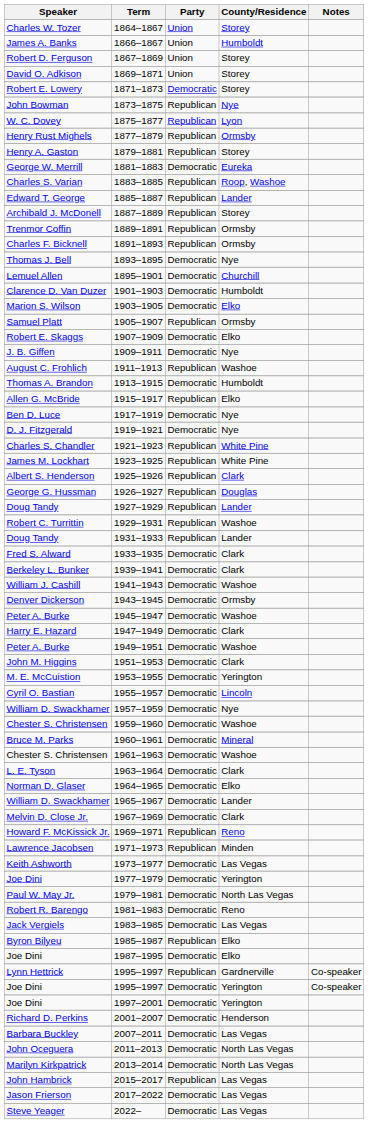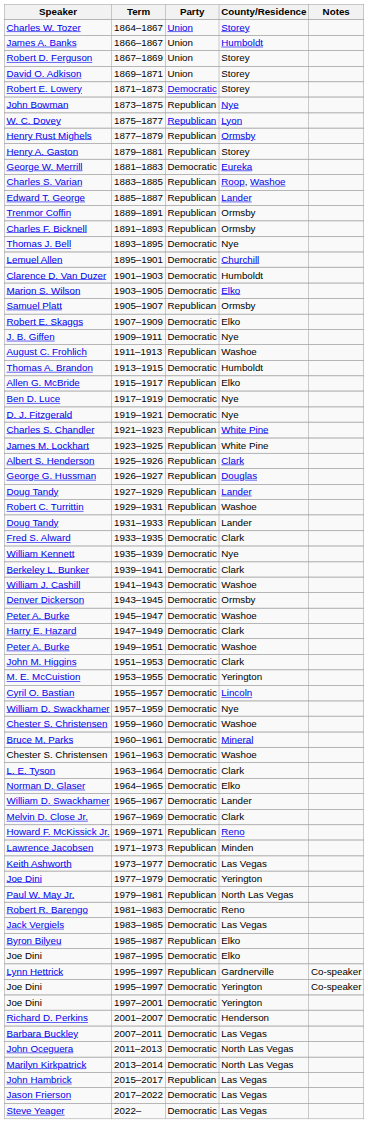- row: (54, 213)
+ row: (40, 553)
(192, 894) Democratic -> (192, 894) Republican
